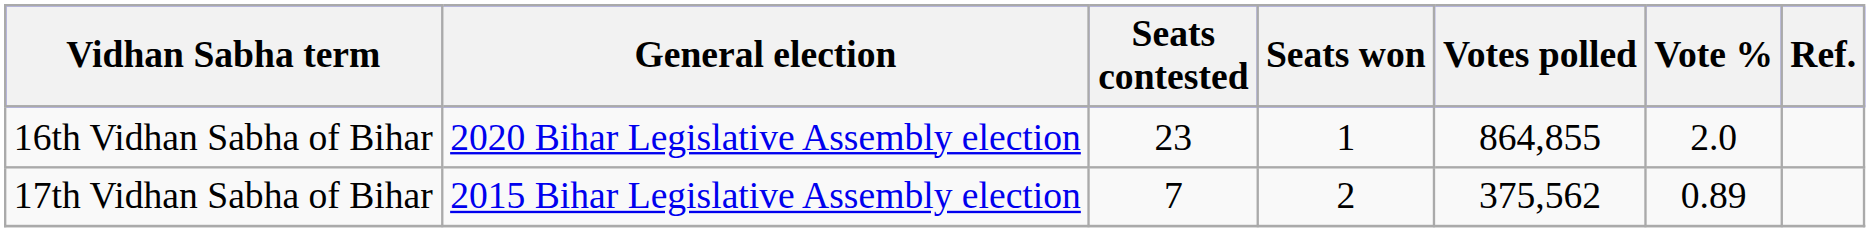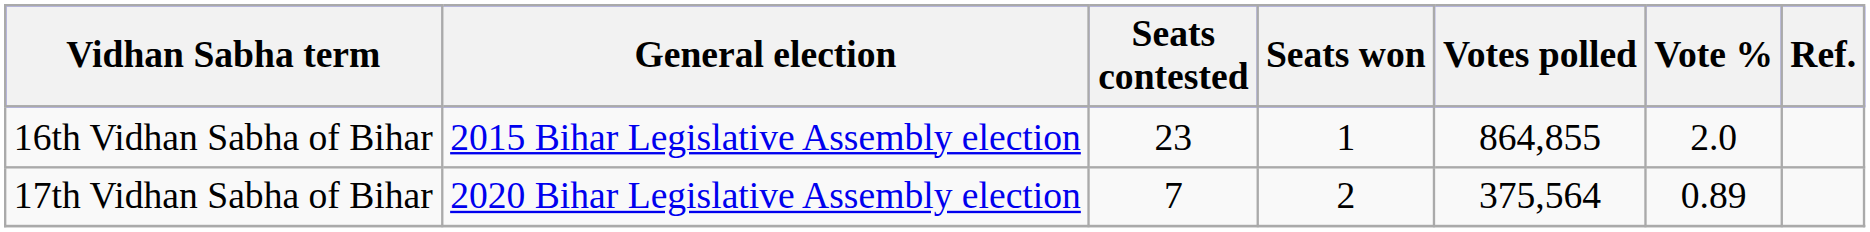(765, 136) 2020 Bihar Legislative Assembly election -> (765, 136) 2015 Bihar Legislative Assembly election
(765, 195) 2015 Bihar Legislative Assembly election -> (765, 195) 2020 Bihar Legislative Assembly election
(1540, 195) 375,562 -> (1540, 195) 375,564
